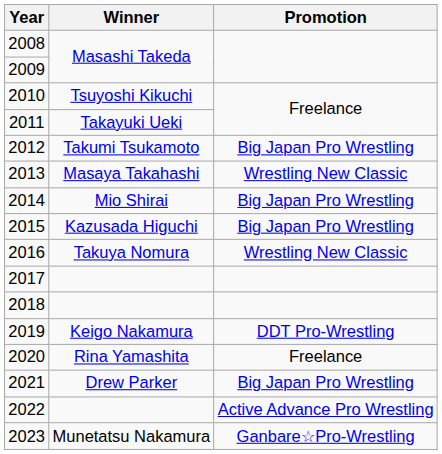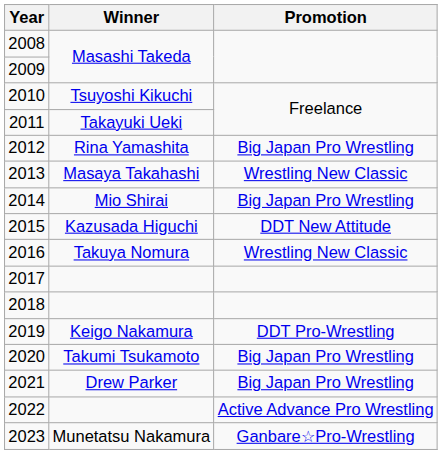(131, 148) Takumi Tsukamoto -> (131, 148) Rina Yamashita
(326, 226) Big Japan Pro Wrestling -> (326, 226) DDT New Attitude
(131, 357) Rina Yamashita -> (131, 357) Takumi Tsukamoto
(326, 357) Freelance -> (326, 357) Big Japan Pro Wrestling
